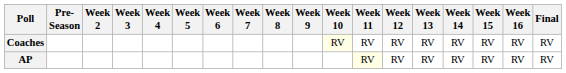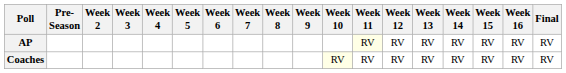rows swapped: (26, 60) <-> (26, 43)
